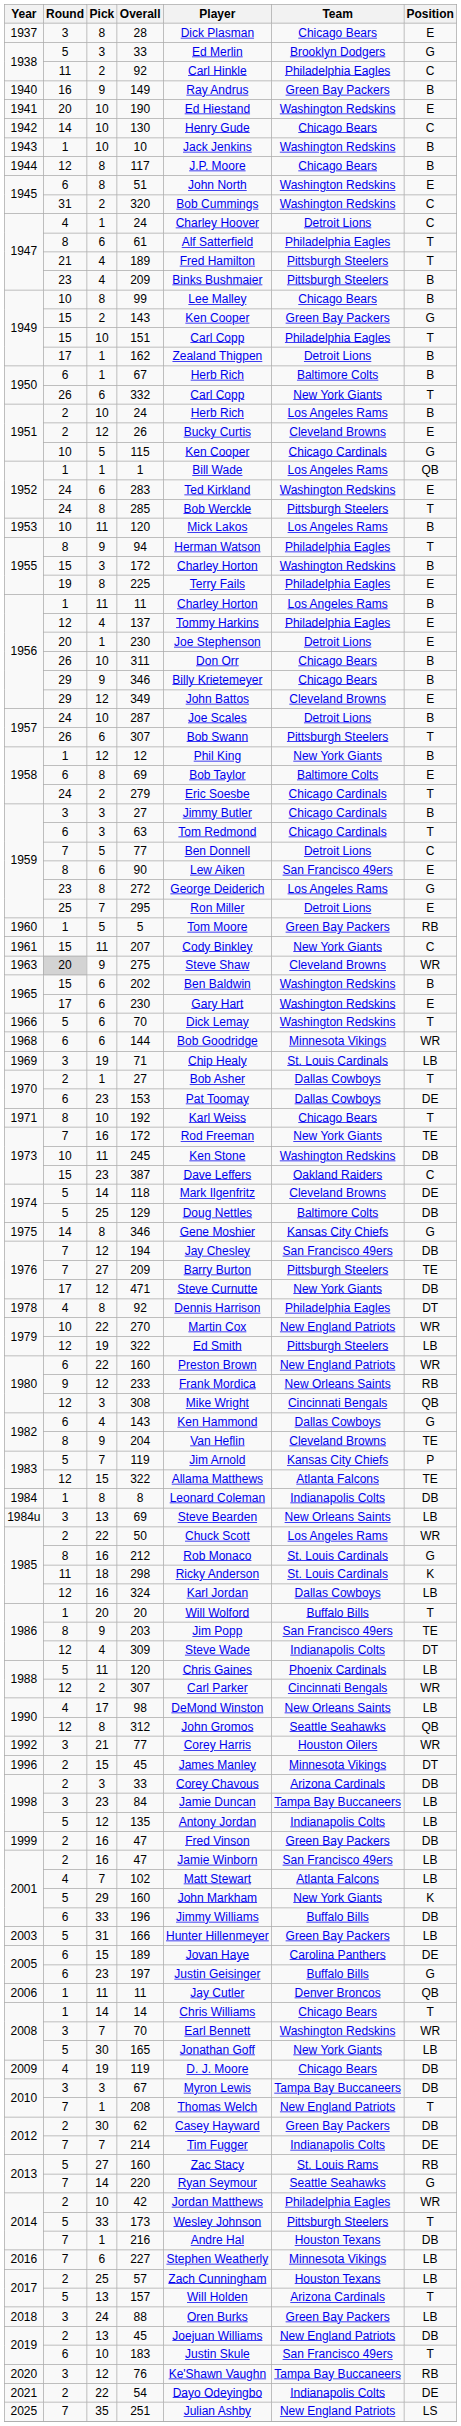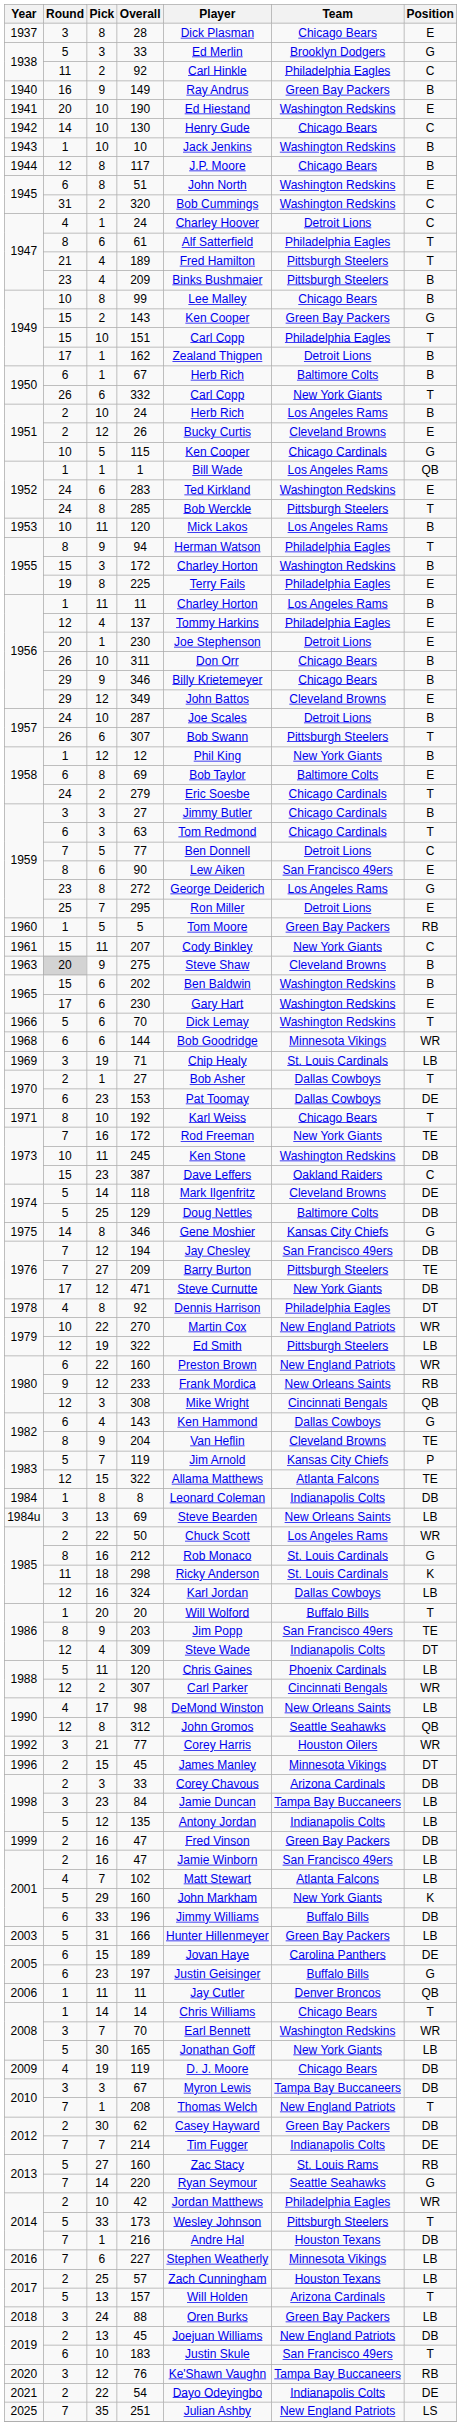(430, 965) WR -> (430, 965) B
